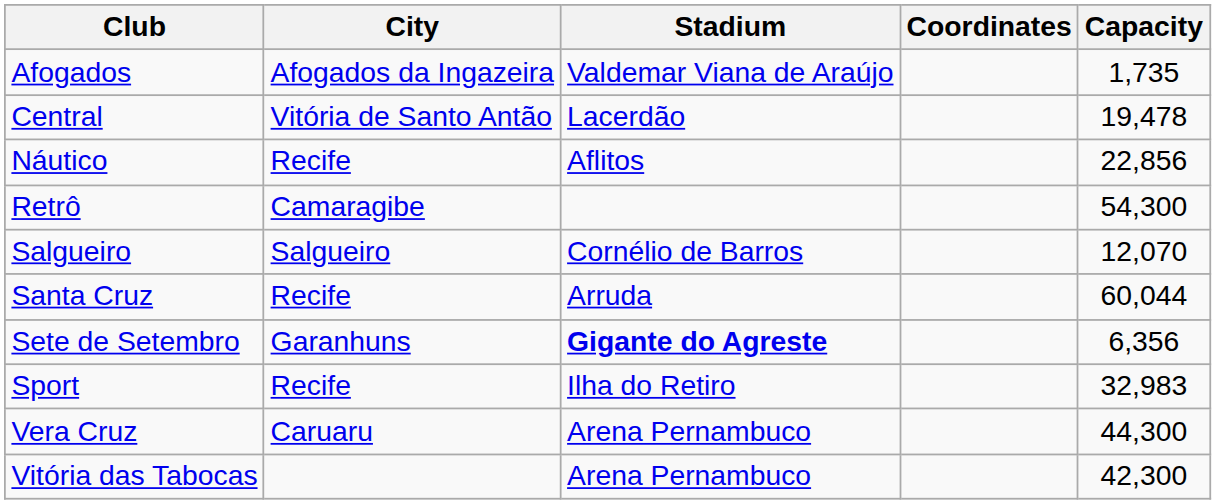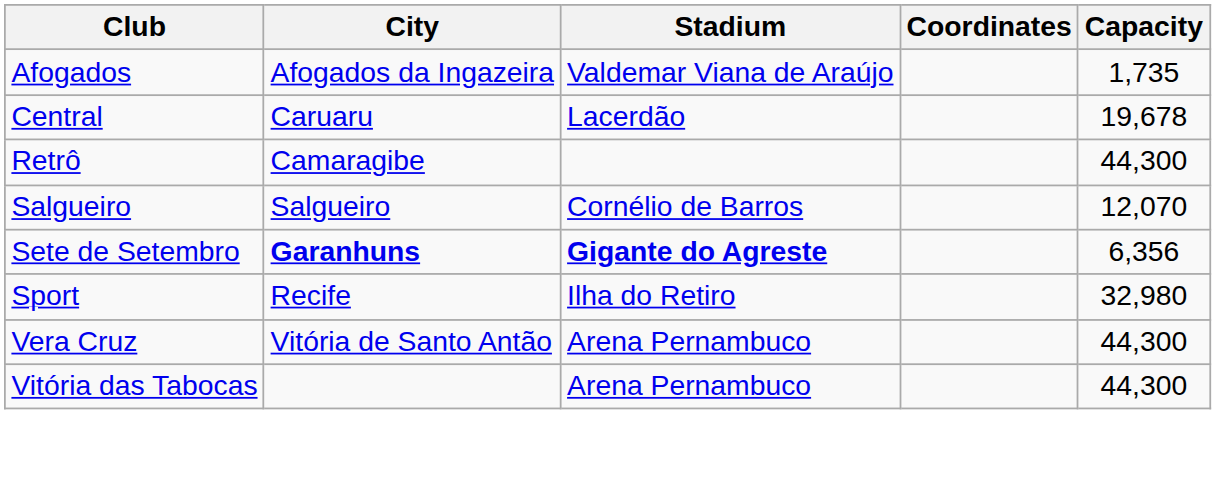(411, 116) Vitória de Santo Antão -> (322, 116) Caruaru
(1144, 116) 19,478 -> (1144, 116) 19,678
- row: (59, 161)
(1144, 206) 54,300 -> (1144, 161) 44,300
- row: (82, 296)
(341, 341) normal -> (345, 251) bold
(1144, 386) 32,983 -> (1144, 296) 32,980
(322, 431) Caruaru -> (411, 341) Vitória de Santo Antão
(1144, 476) 42,300 -> (1144, 386) 44,300
